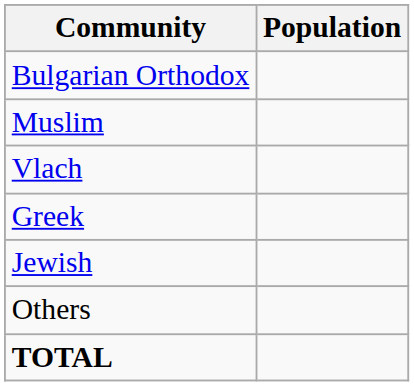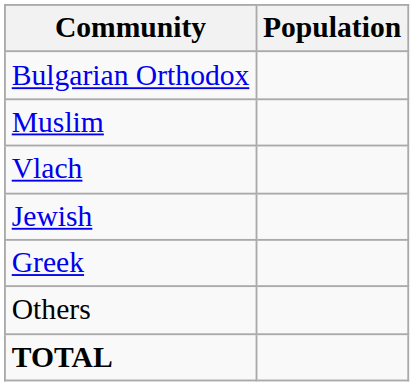rows swapped: (48, 215) <-> (52, 262)
